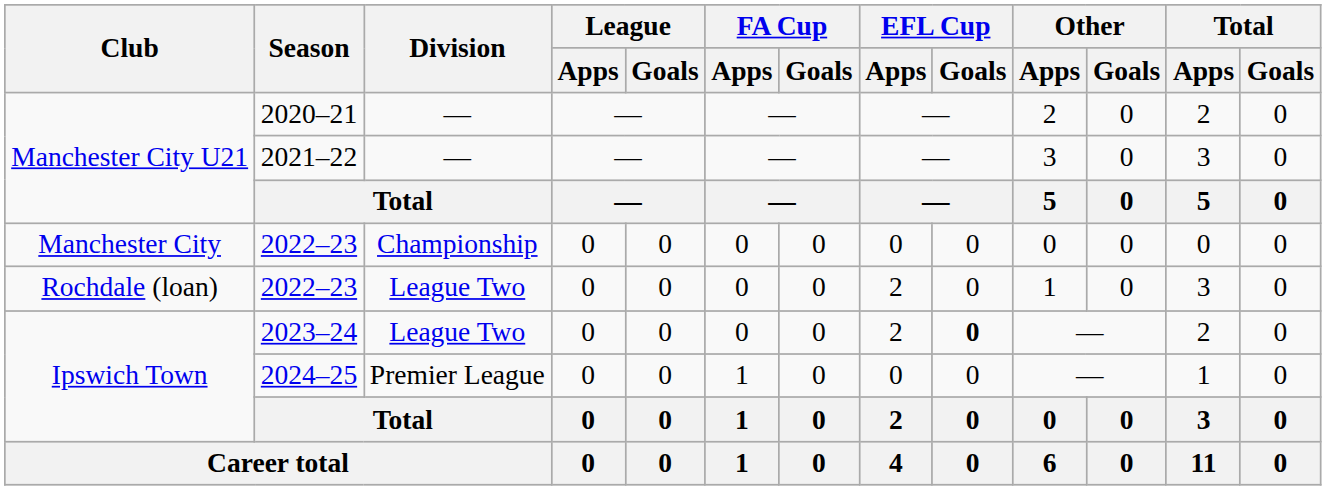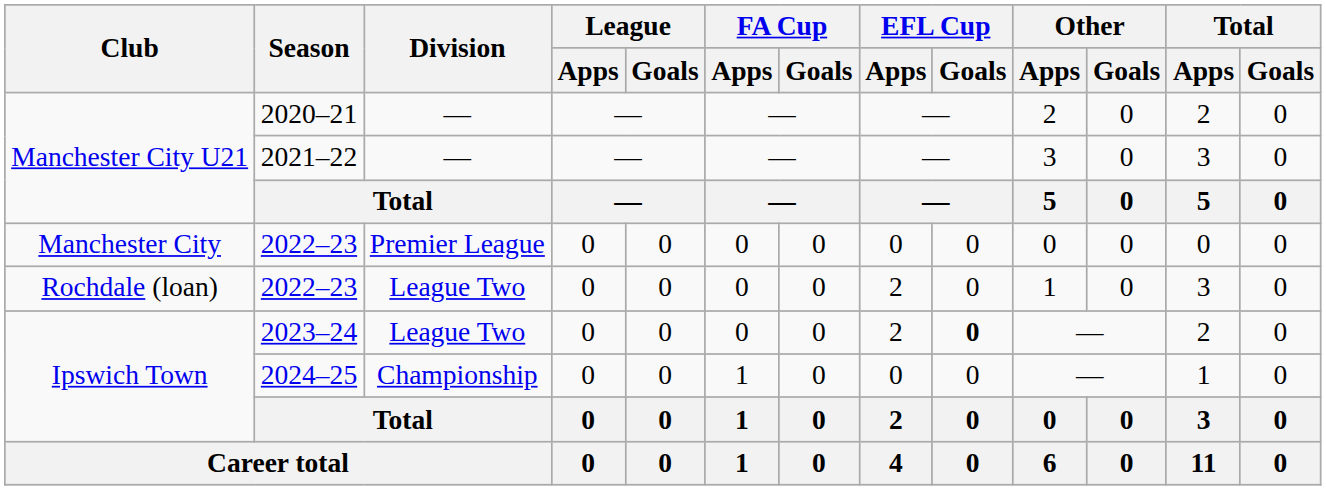(457, 244) Championship -> (457, 244) Premier League
(457, 375) Premier League -> (457, 375) Championship
